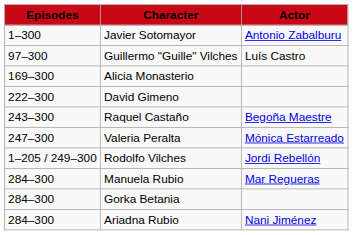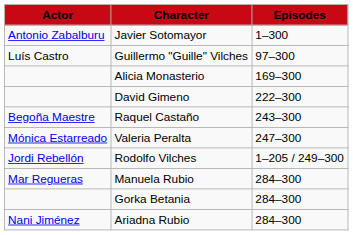columns swapped: (294, 15) <-> (52, 15)
